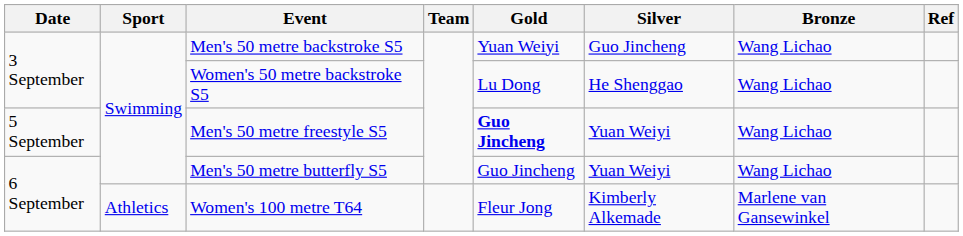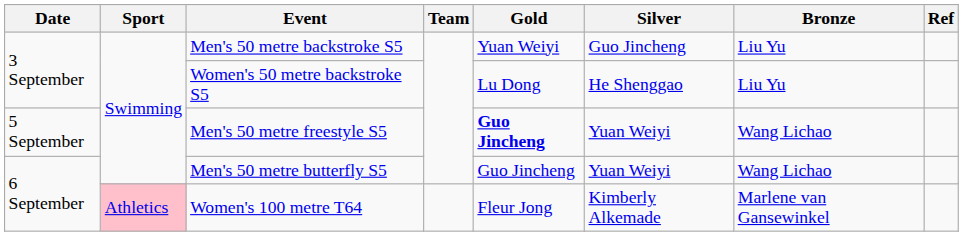(785, 46) Wang Lichao -> (762, 46) Liu Yu
(785, 84) Wang Lichao -> (762, 84) Liu Yu
(137, 207) no background -> (137, 207) pink background
